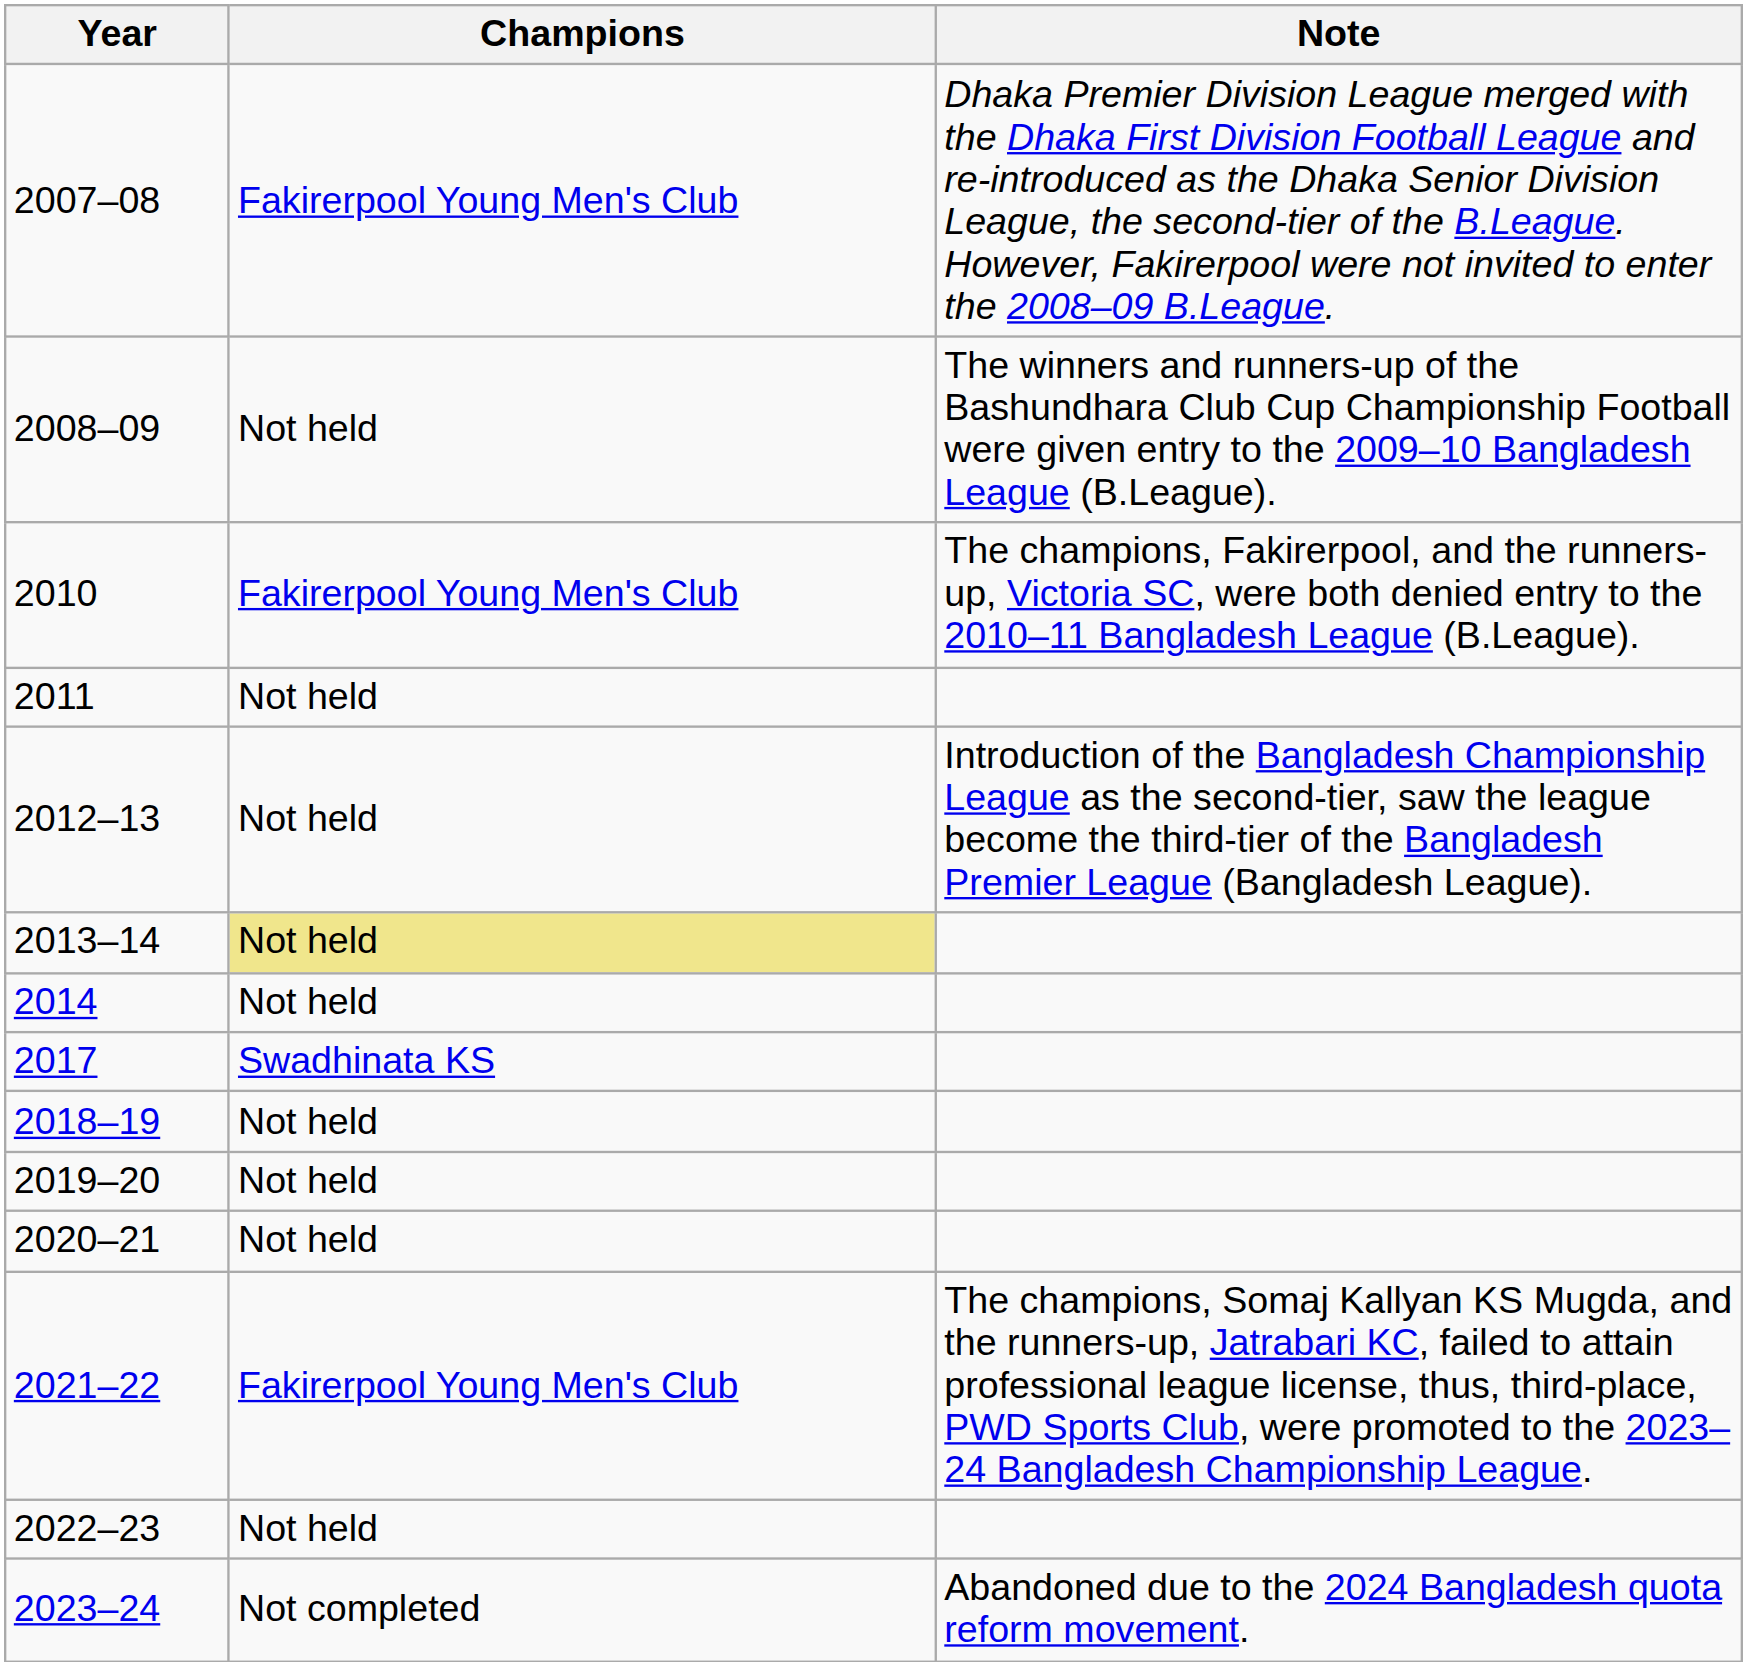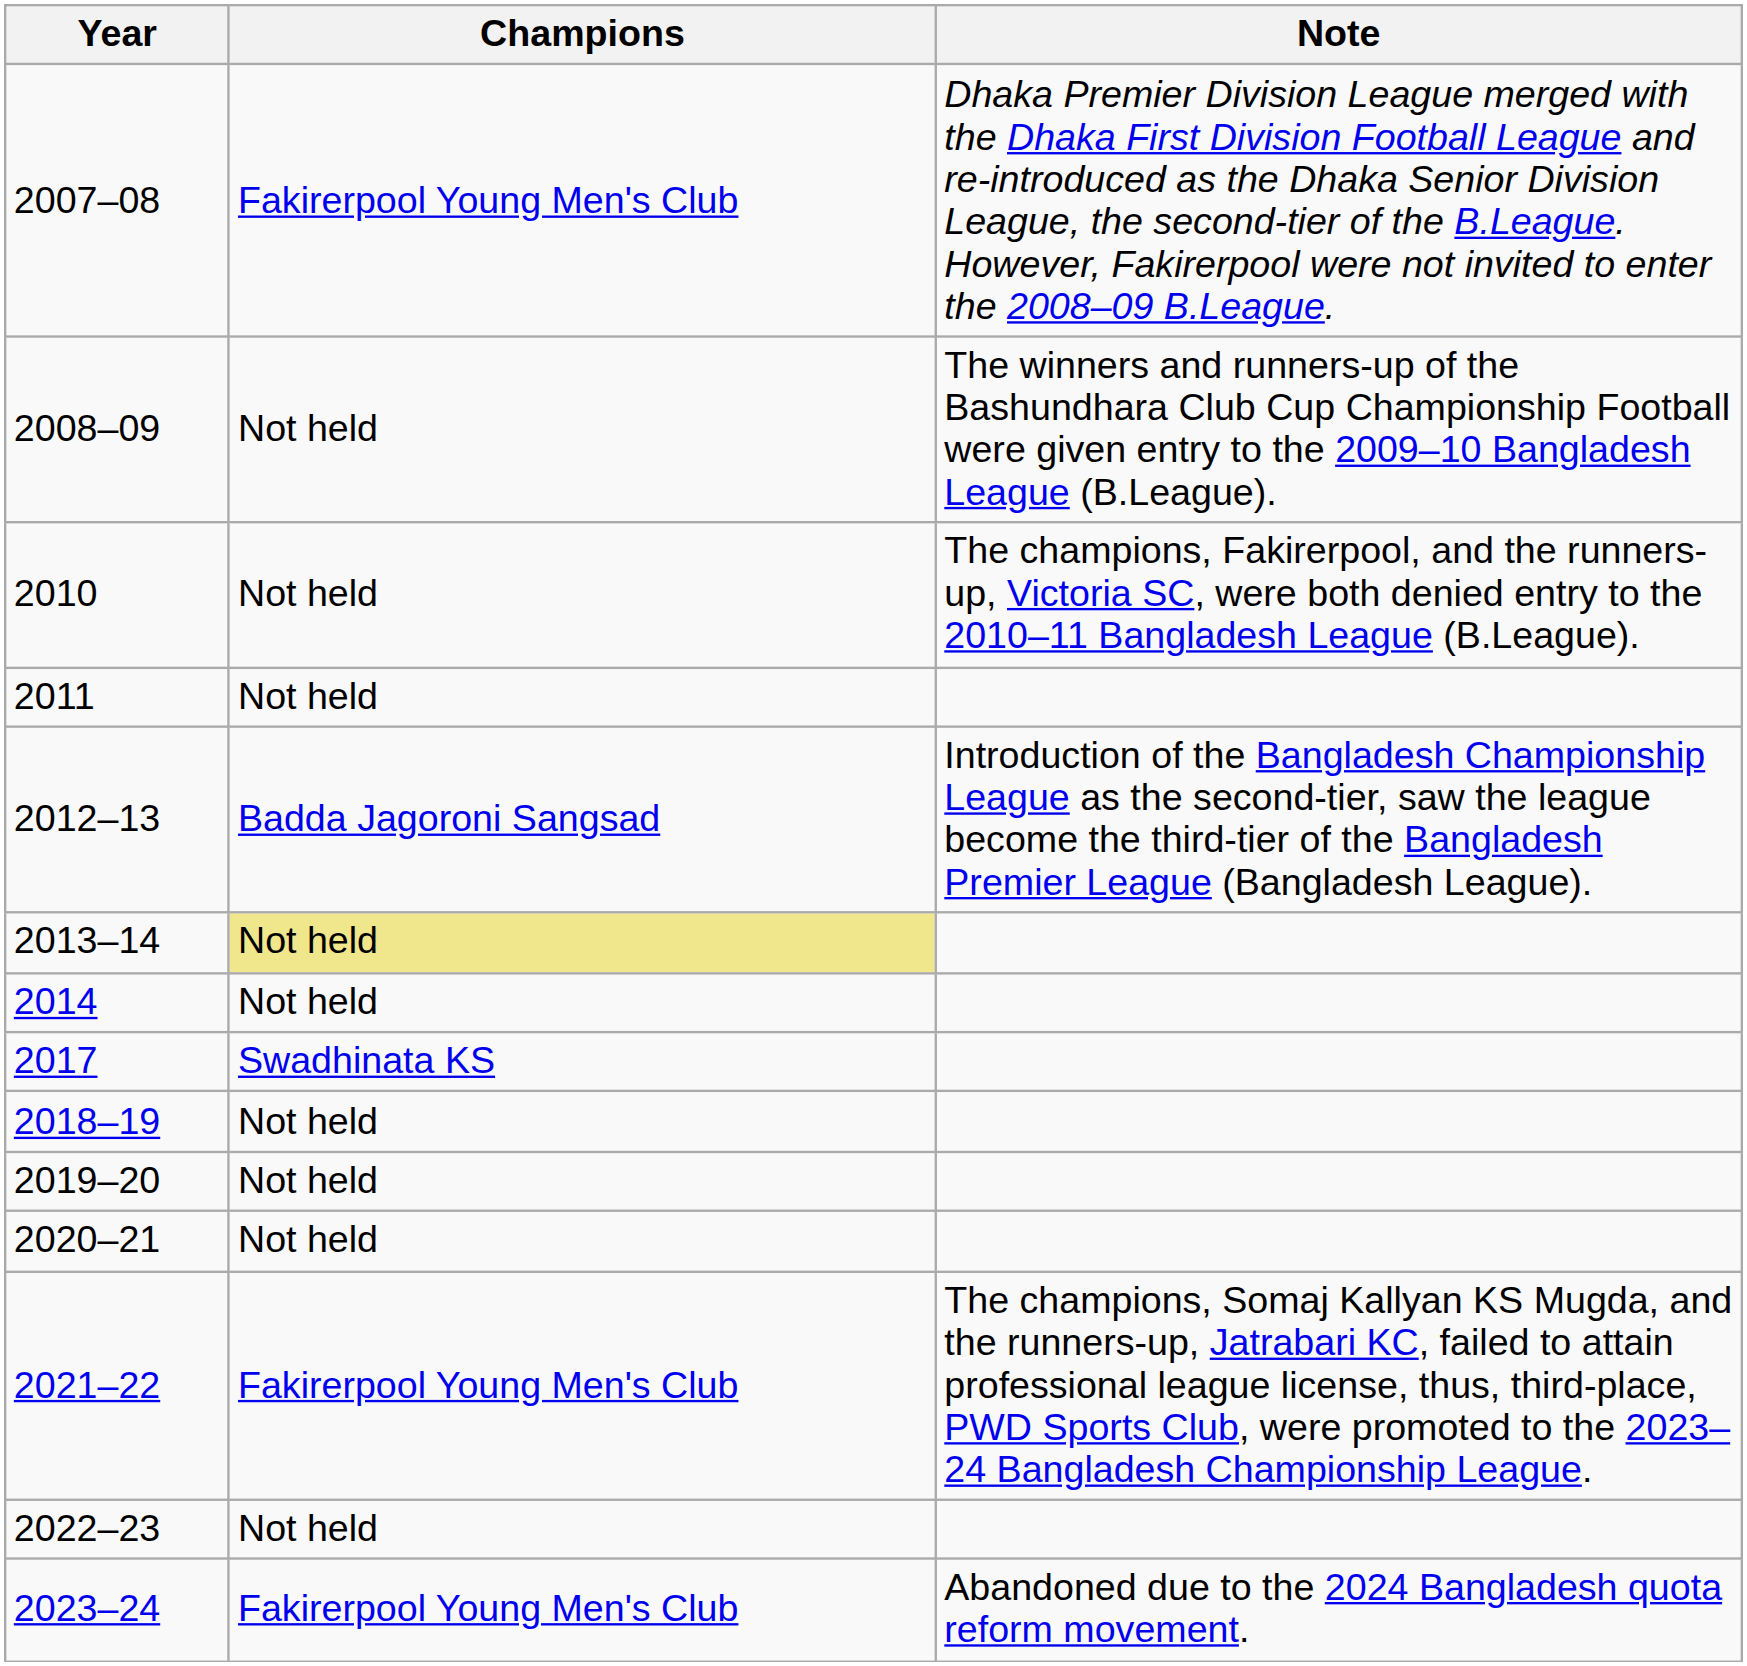(488, 593) Fakirerpool Young Men's Club -> (308, 593) Not held
(308, 818) Not held -> (449, 818) Badda Jagoroni Sangsad
(359, 1609) Not completed -> (488, 1609) Fakirerpool Young Men's Club
